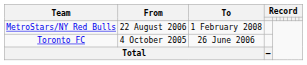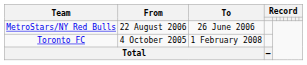(226, 27) 1 February 2008 -> (226, 27) 26 June 2006
(226, 40) 26 June 2006 -> (226, 40) 1 February 2008
